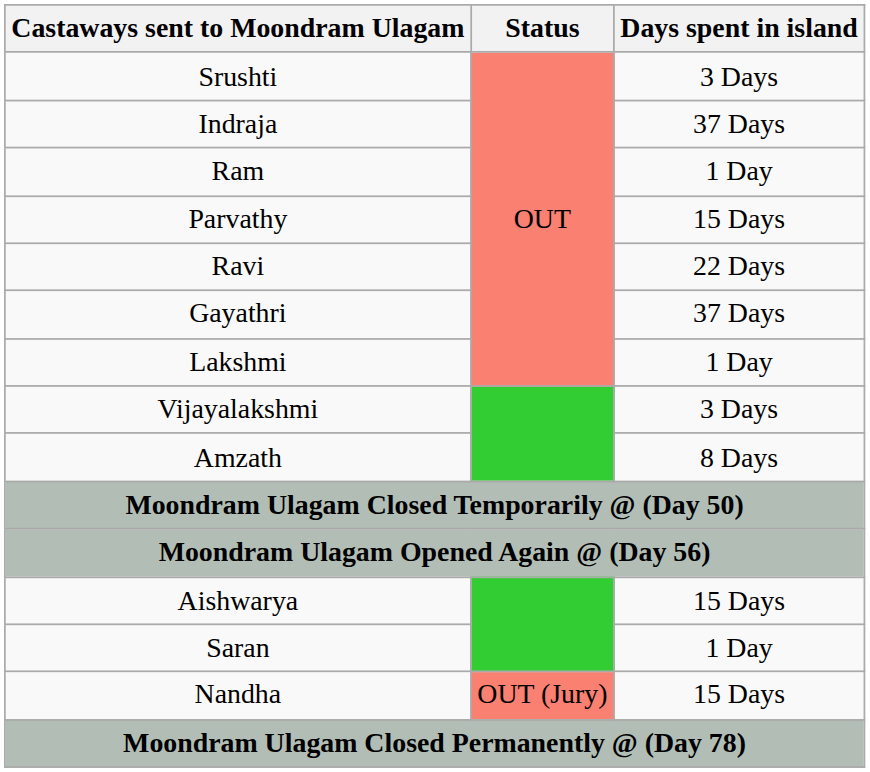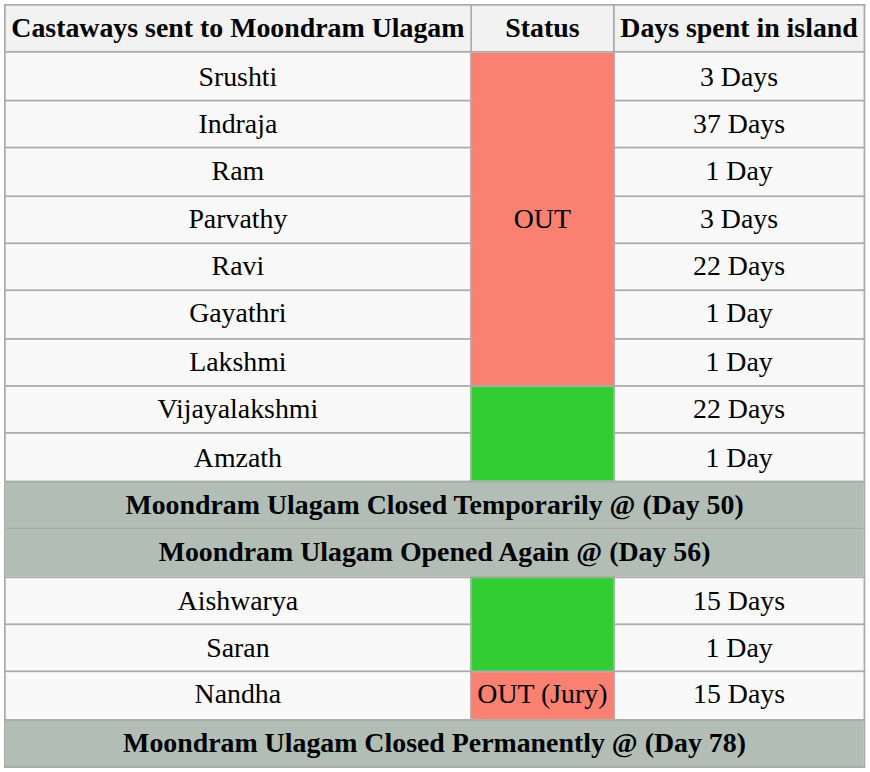(739, 218) 15 Days -> (739, 218) 3 Days
(739, 314) 37 Days -> (739, 314) 1 Day
(739, 409) 3 Days -> (739, 409) 22 Days
(739, 457) 8 Days -> (739, 457) 1 Day
